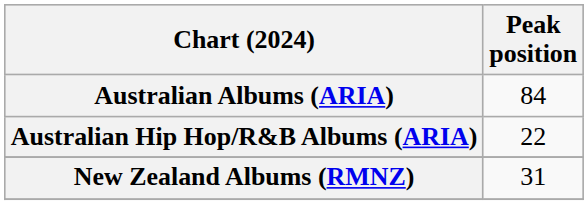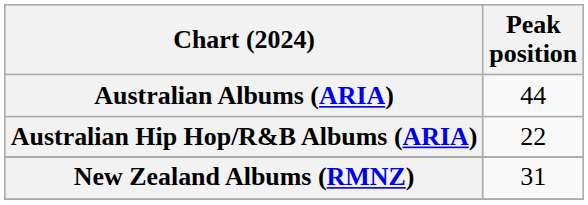(533, 95) 84 -> (533, 95) 44
